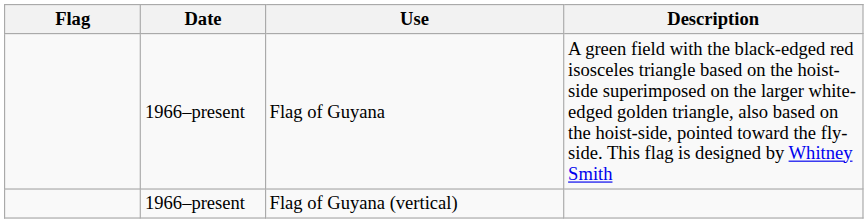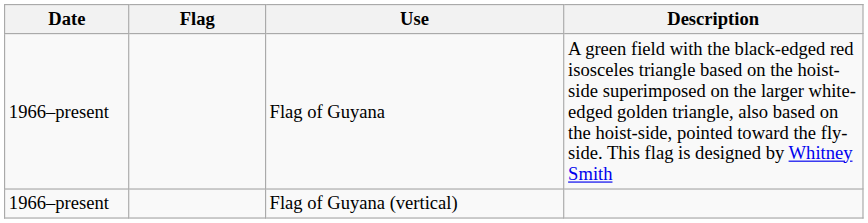columns swapped: (73, 19) <-> (203, 19)
